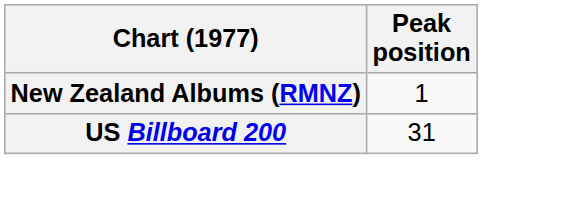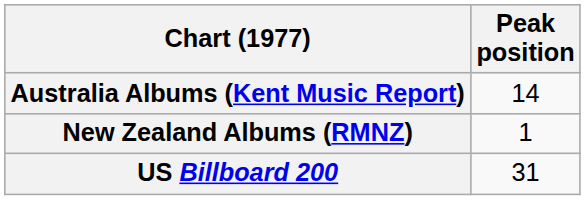+ row: (238, 93)
